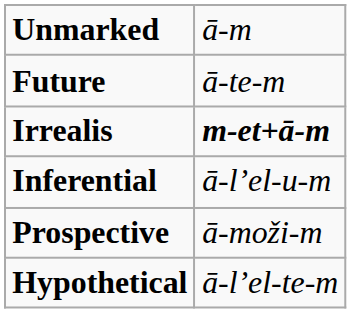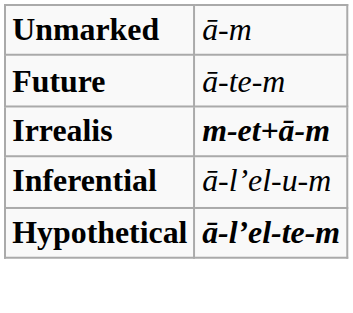- row: (91, 231)
(270, 282) normal -> (271, 231) bold
